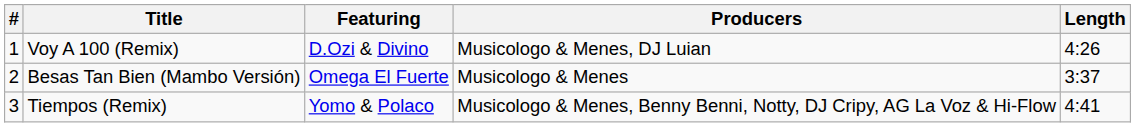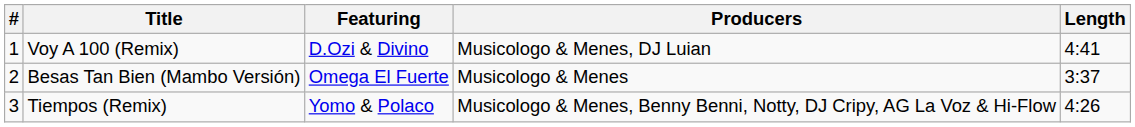(1082, 48) 4:26 -> (1082, 48) 4:41
(1082, 106) 4:41 -> (1082, 106) 4:26
